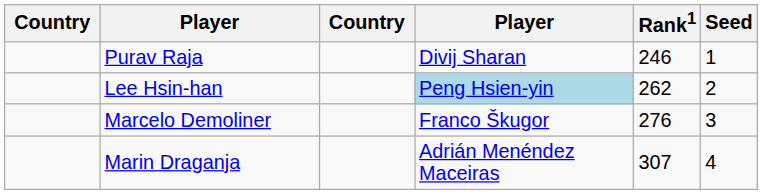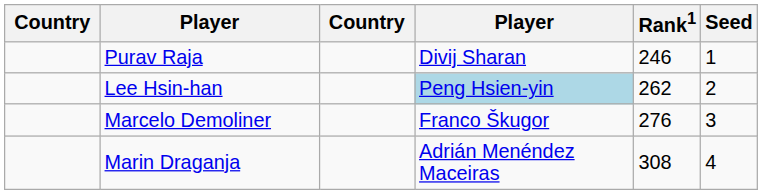(655, 162) 307 -> (655, 162) 308
